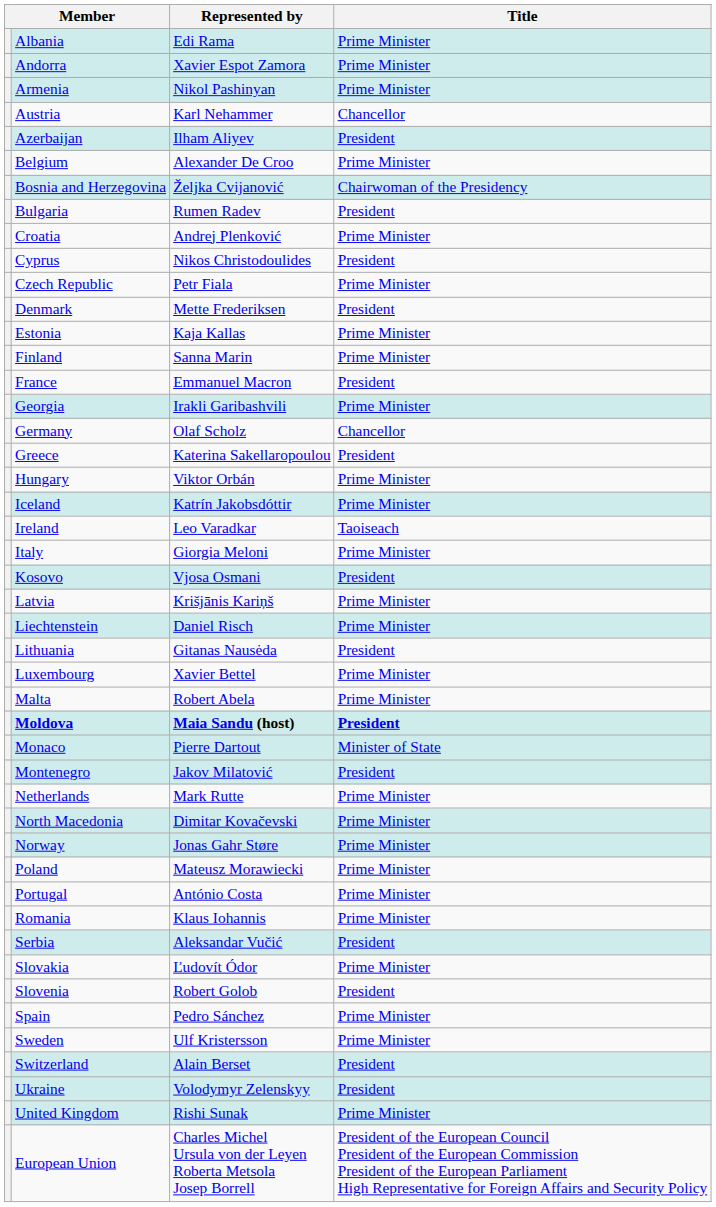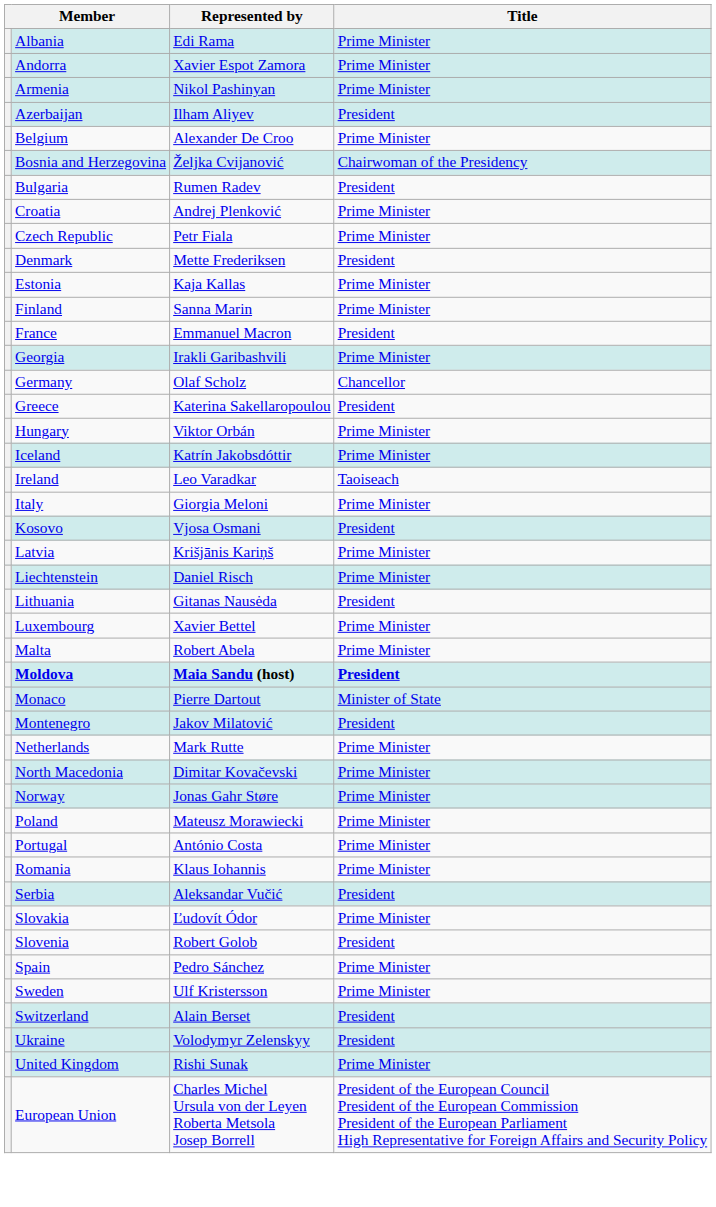- row: (38, 114)
- row: (37, 260)
